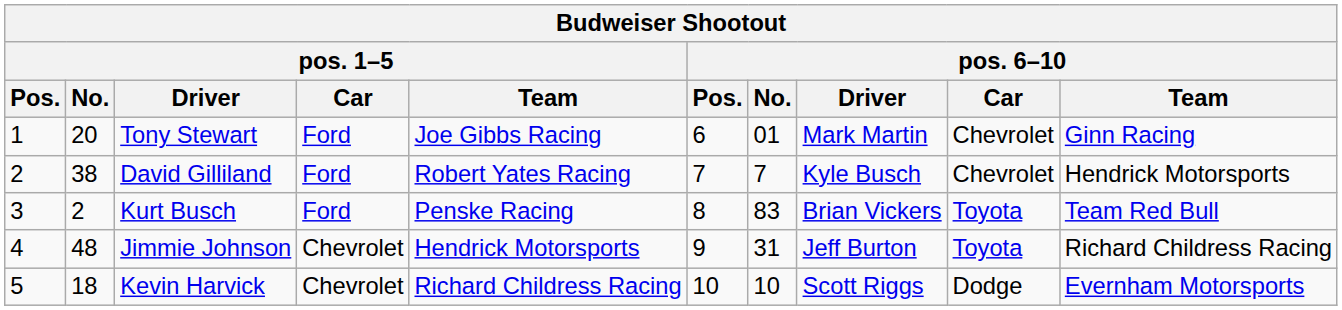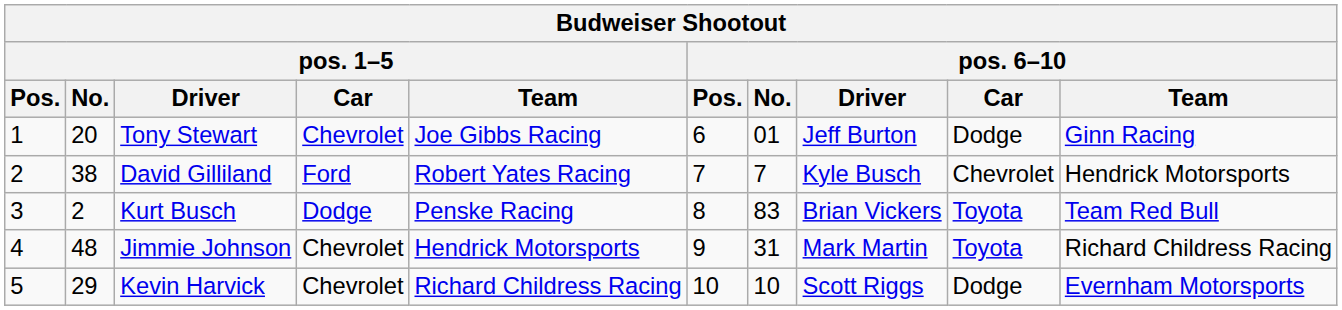(327, 135) Ford -> (353, 135) Chevrolet
(865, 135) Mark Martin -> (860, 135) Jeff Burton
(1003, 135) Chevrolet -> (987, 135) Dodge
(327, 211) Ford -> (337, 211) Dodge
(860, 248) Jeff Burton -> (865, 248) Mark Martin
(84, 286) 18 -> (84, 286) 29
